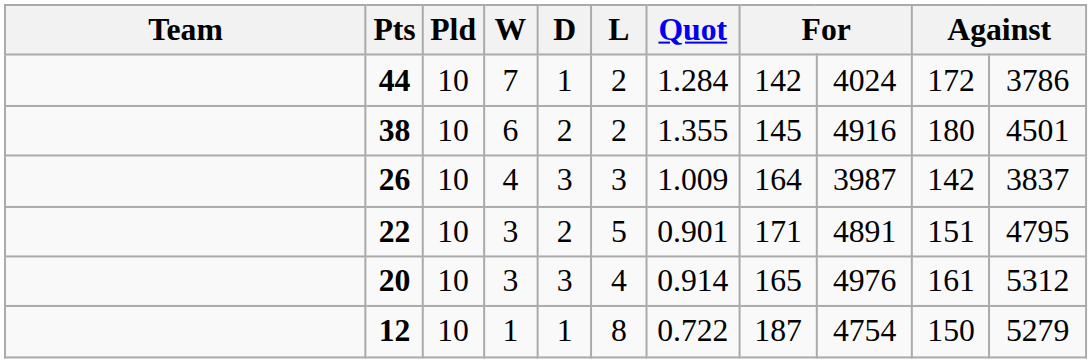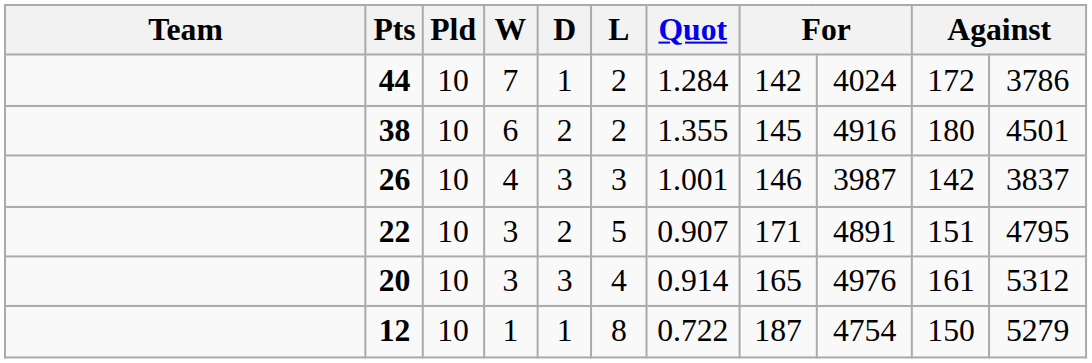(693, 180) 1.009 -> (693, 180) 1.001
(778, 180) 164 -> (778, 180) 146
(693, 230) 0.901 -> (693, 230) 0.907
